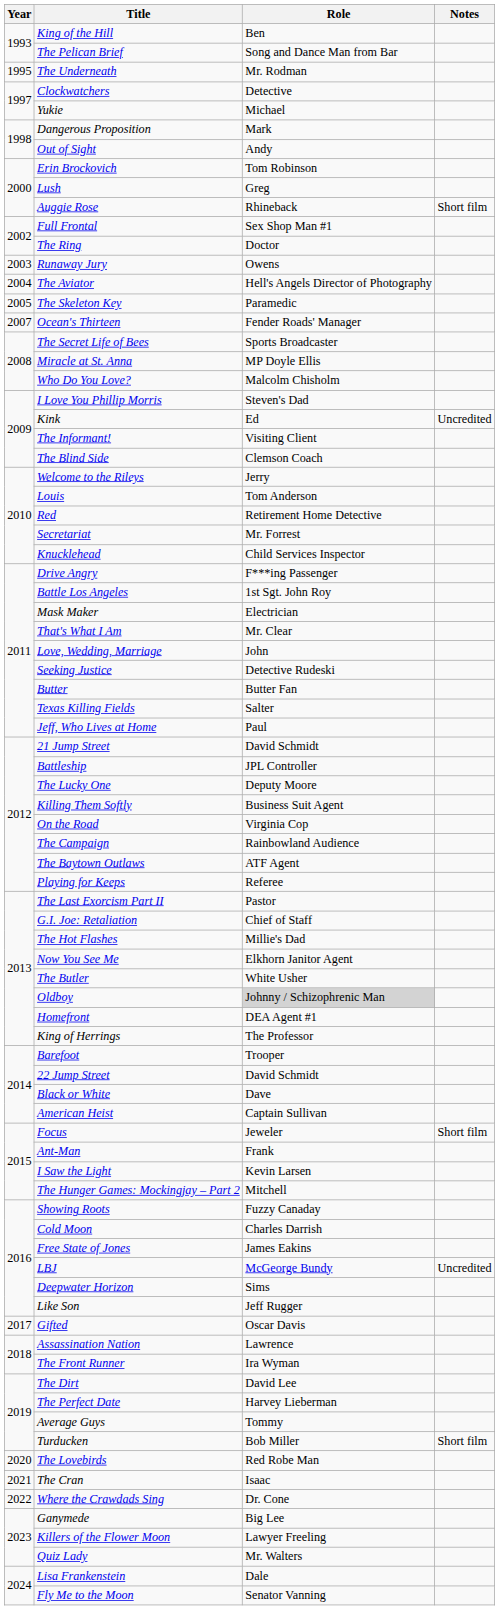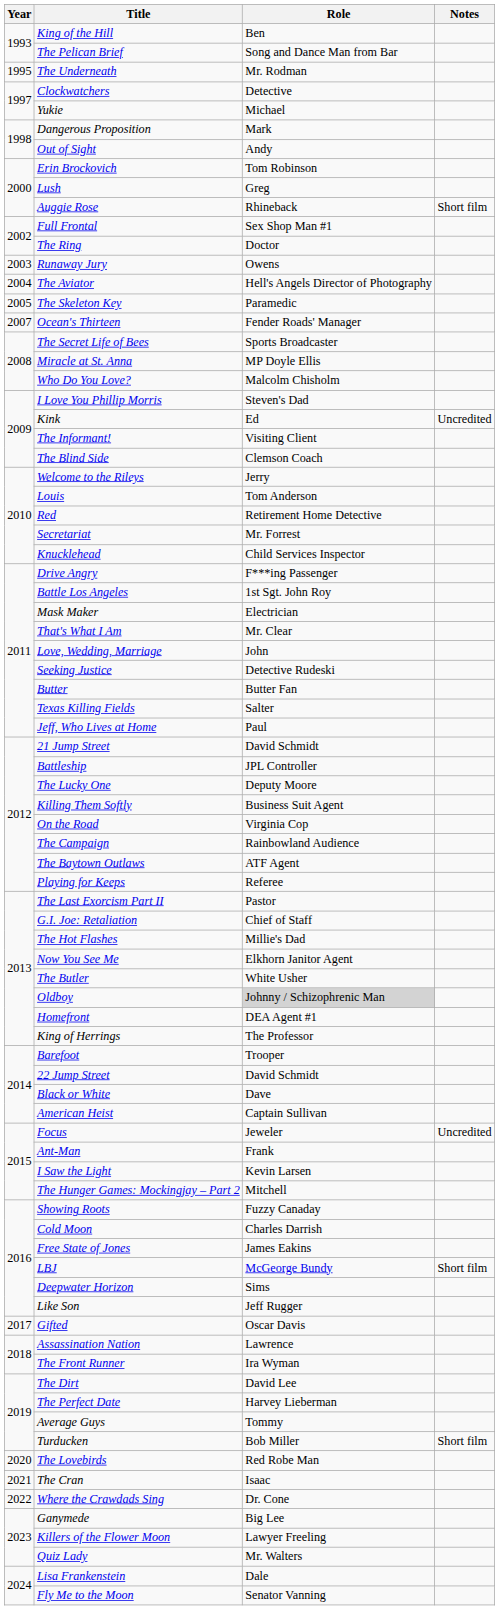(462, 1132) Short film -> (465, 1132) Uncredited
(465, 1267) Uncredited -> (462, 1267) Short film
